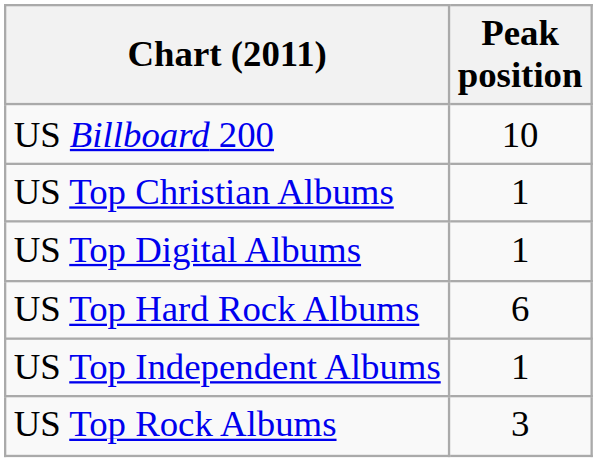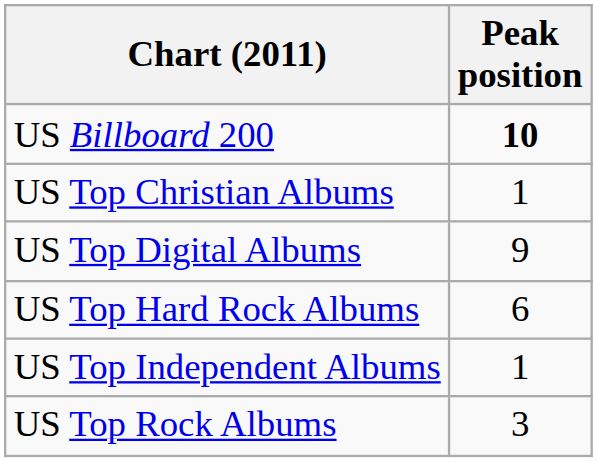(520, 133) normal -> (520, 133) bold
(520, 250) 1 -> (520, 250) 9
